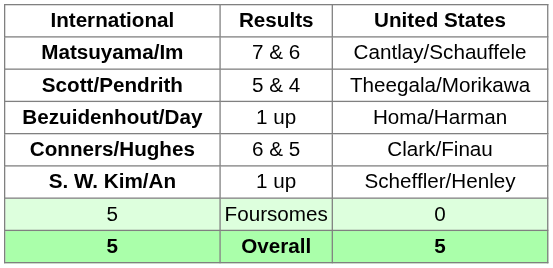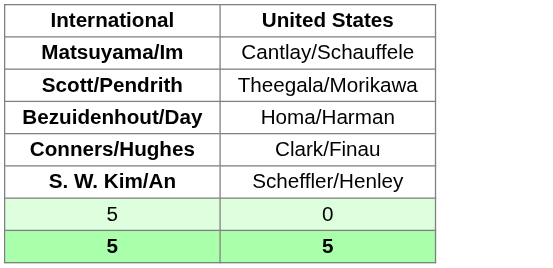- column: (276, 20)
